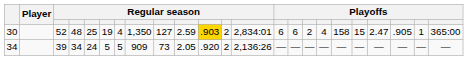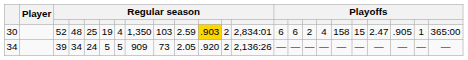(164, 32) 127 -> (164, 32) 103
